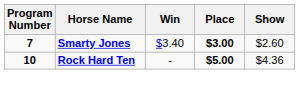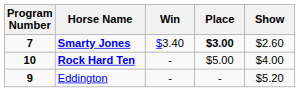(220, 61) bold -> (220, 61) normal
(270, 61) $4.36 -> (270, 61) $4.00
+ row: (83, 78)
